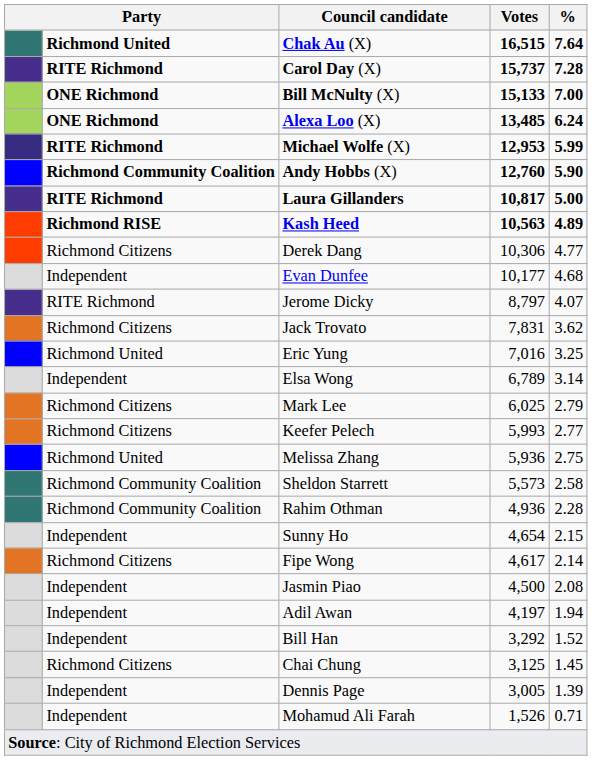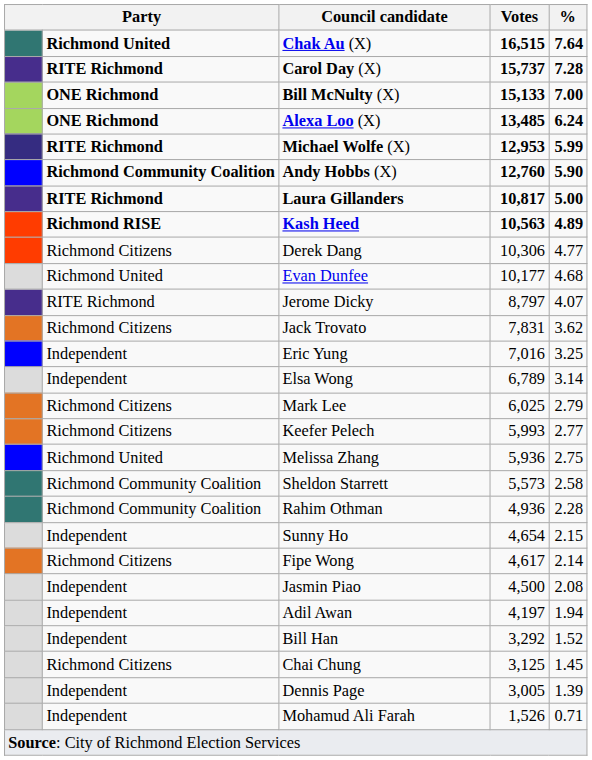(87, 276) Independent -> (105, 276) Richmond United
(105, 353) Richmond United -> (87, 353) Independent
